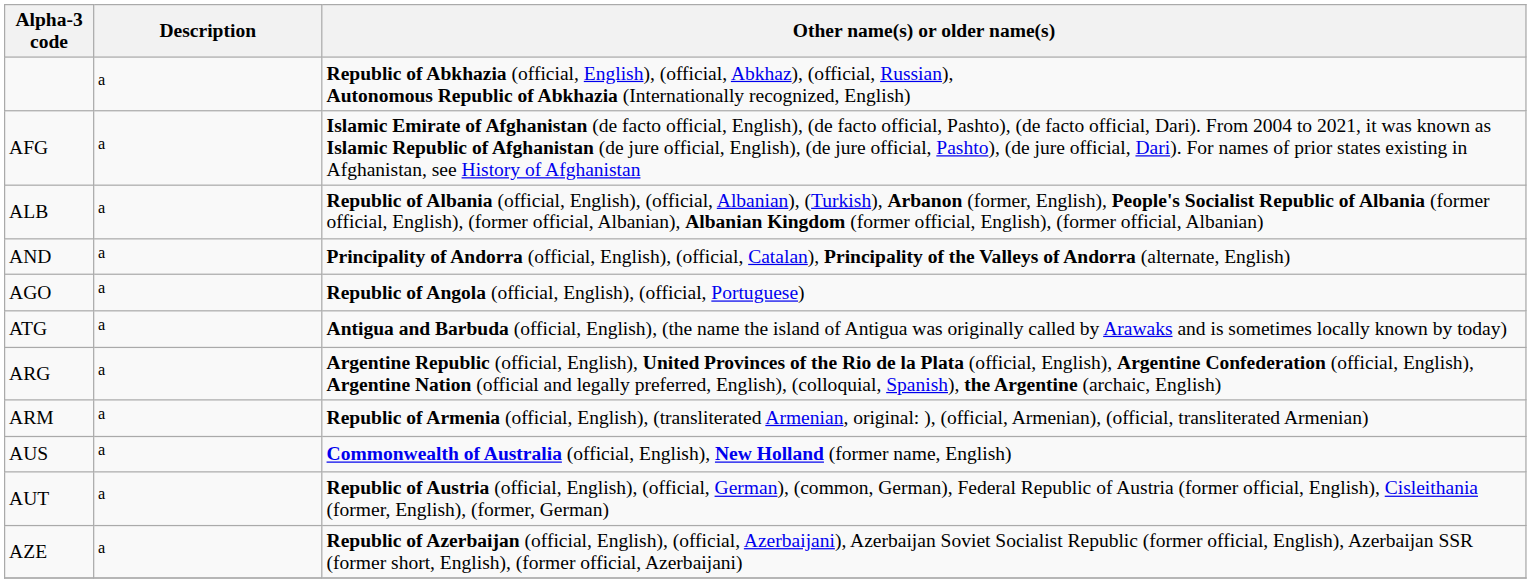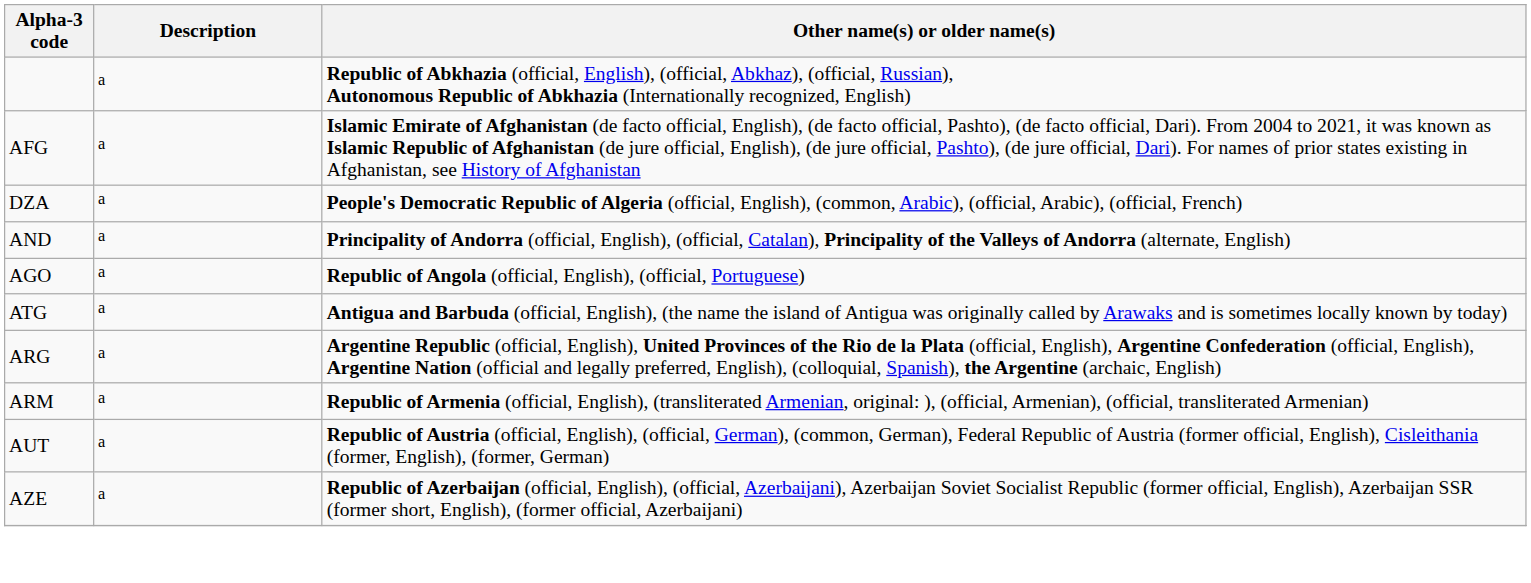- row: (29, 211)
+ row: (29, 203)
- row: (29, 454)
